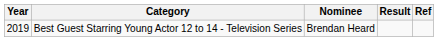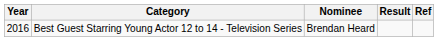(18, 28) 2019 -> (18, 28) 2016
